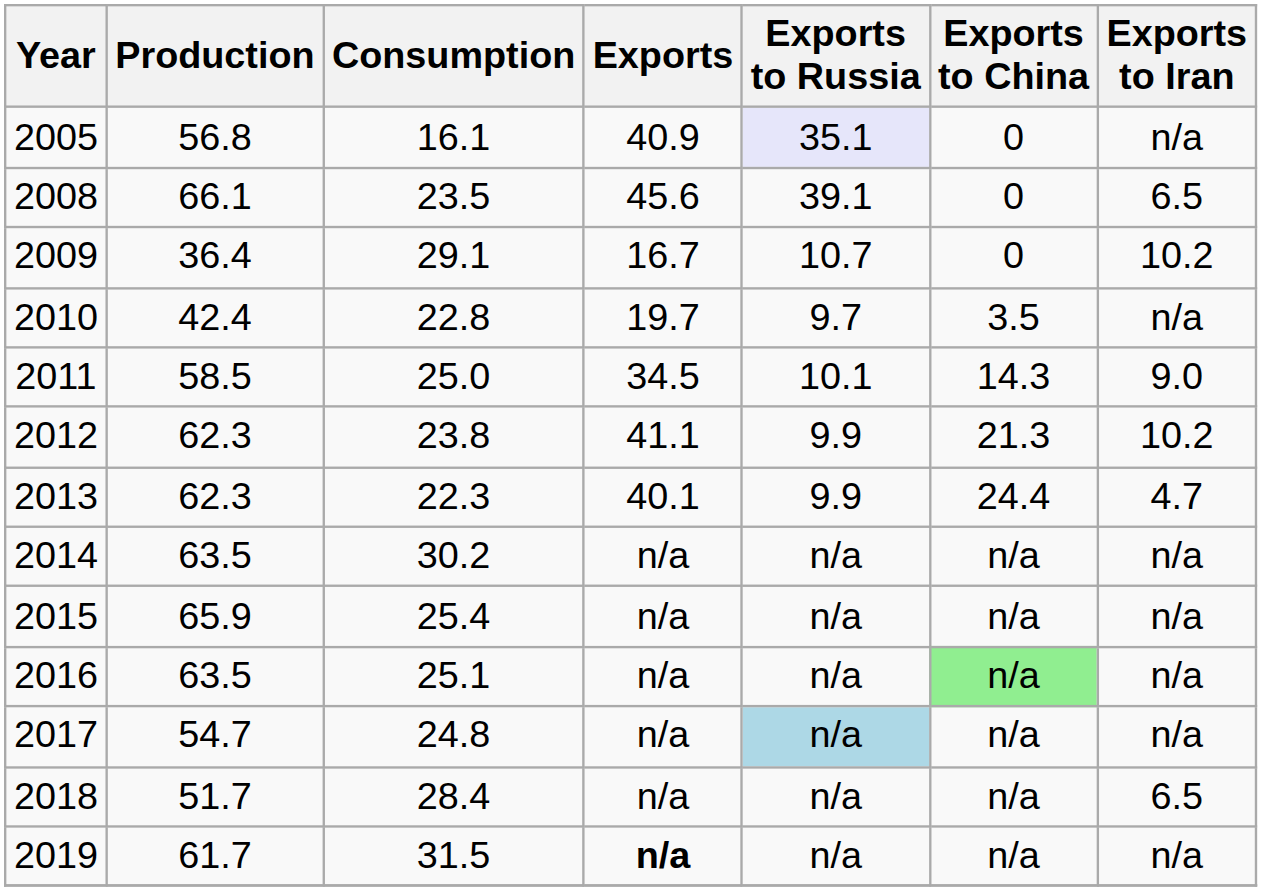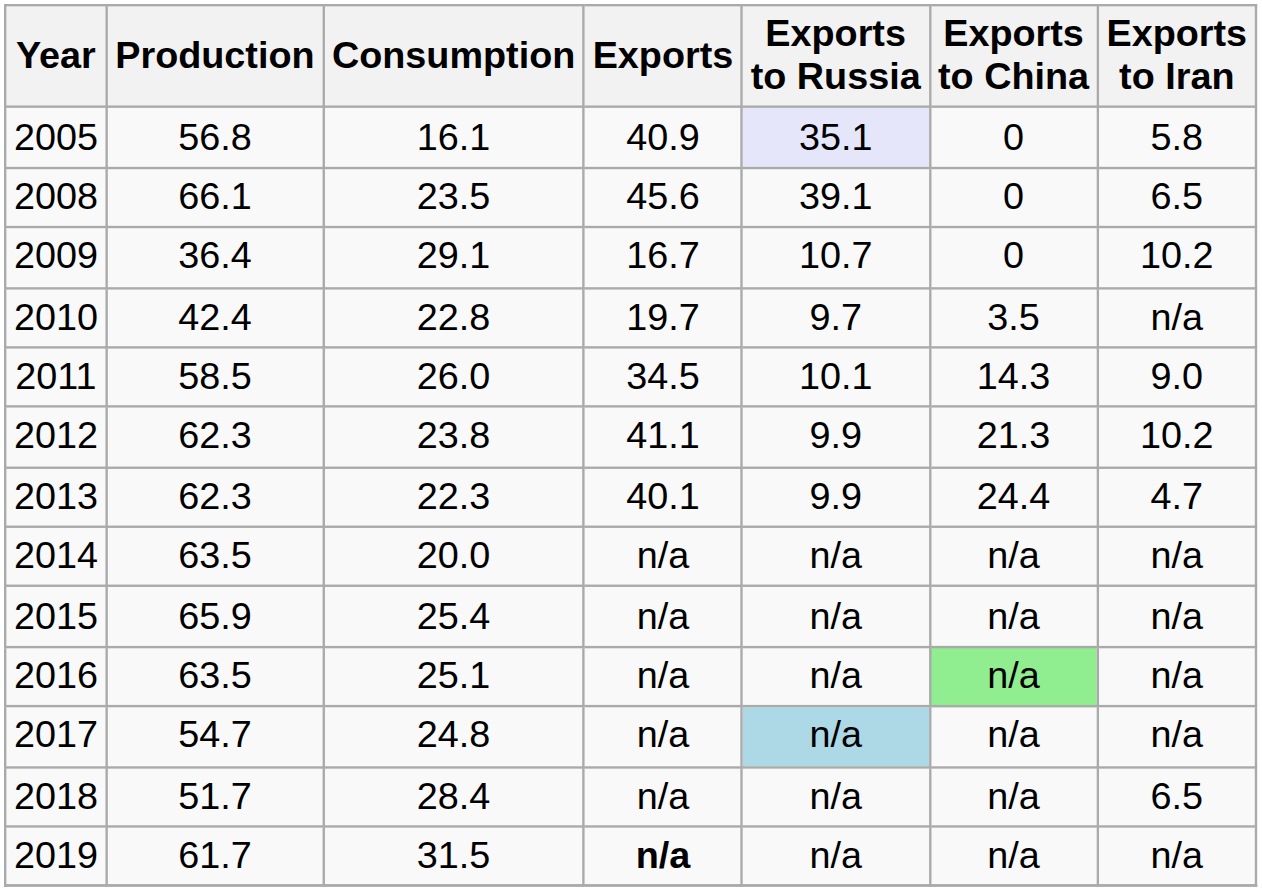(1177, 136) n/a -> (1177, 136) 5.8
(454, 376) 25.0 -> (454, 376) 26.0
(454, 556) 30.2 -> (454, 556) 20.0
